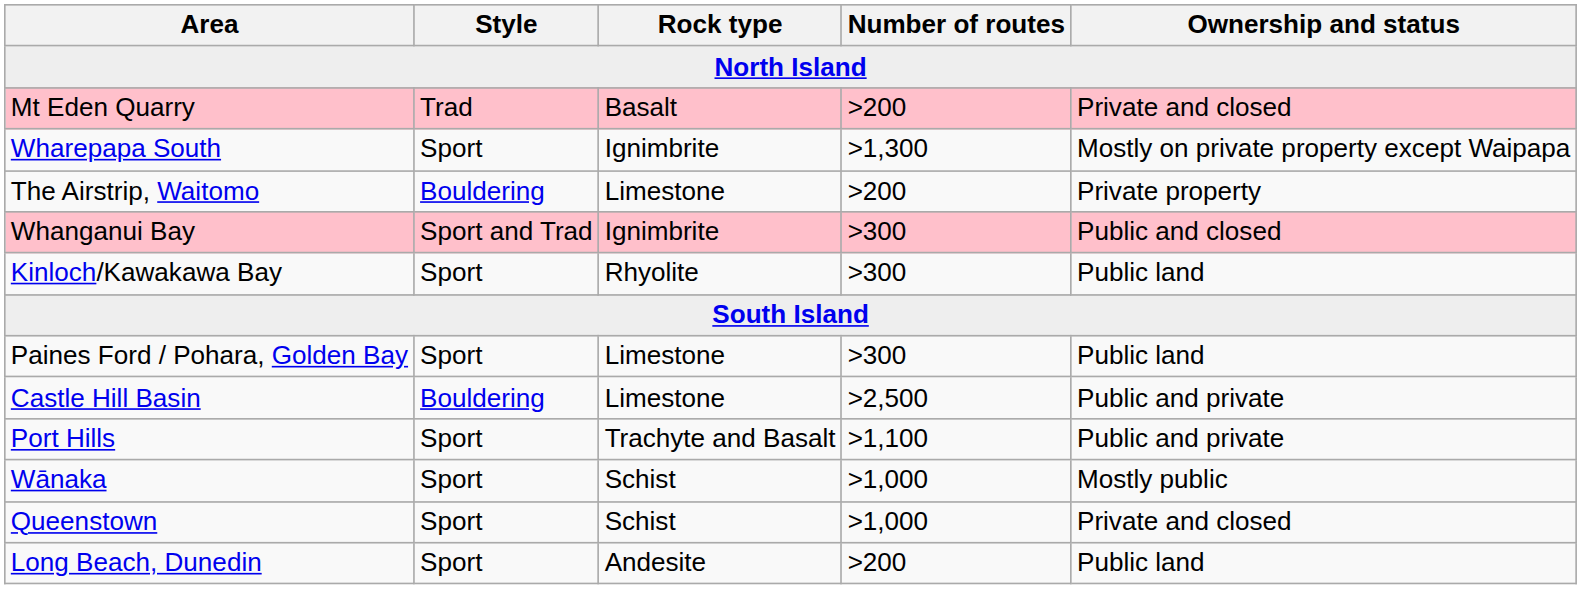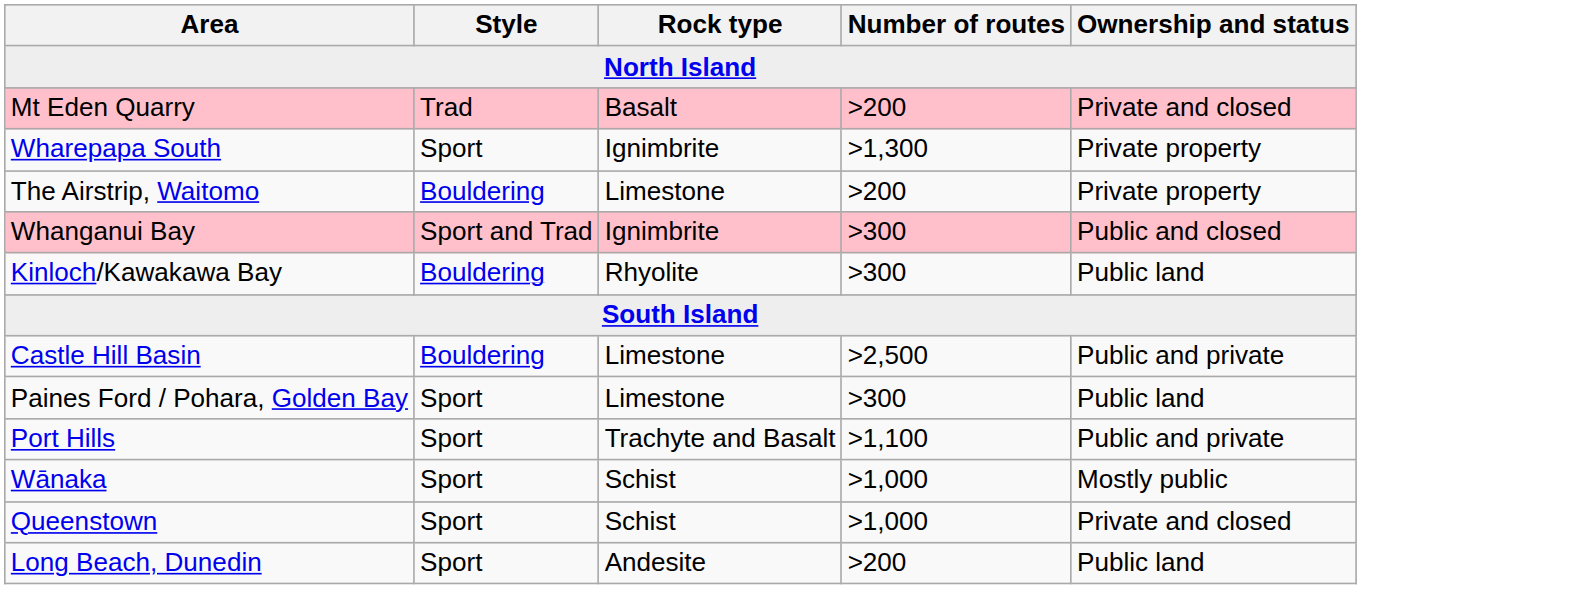(1324, 149) Mostly on private property except Waipapa -> (1169, 149) Private property
(451, 273) Sport -> (482, 273) Bouldering
rows swapped: (209, 356) <-> (106, 397)
